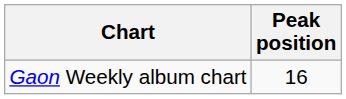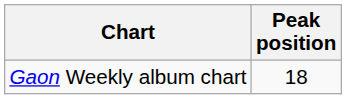(296, 76) 16 -> (296, 76) 18
